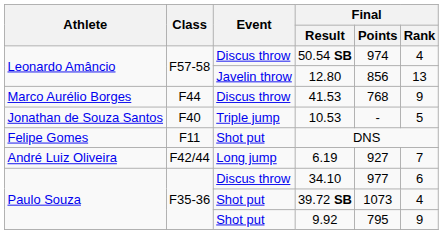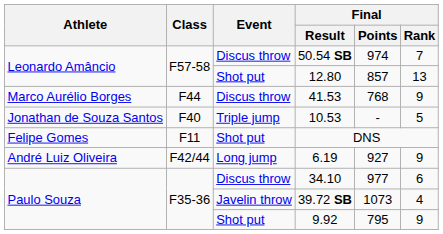(419, 56) 4 -> (419, 56) 7
(254, 77) Javelin throw -> (240, 77) Shot put
(378, 77) 856 -> (378, 77) 857
(419, 158) 7 -> (419, 158) 9
(240, 199) Shot put -> (254, 199) Javelin throw
